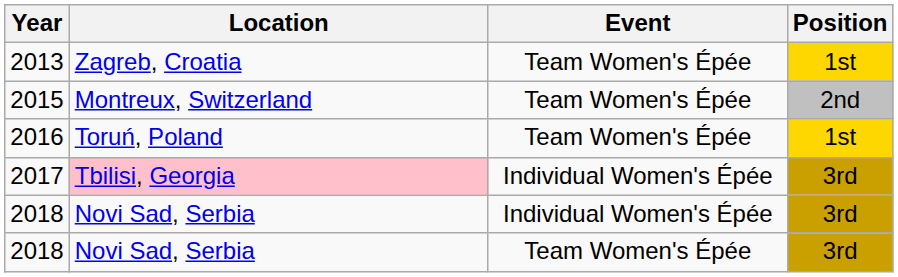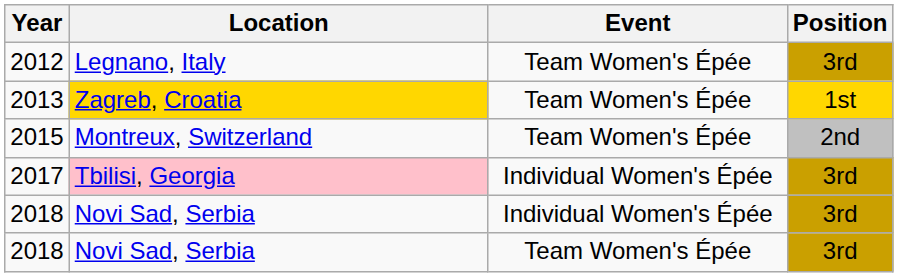+ row: (37, 61)
(158, 61) no background -> (158, 99) gold background
- row: (37, 137)
